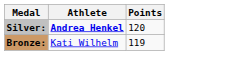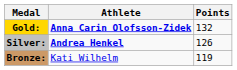+ row: (26, 27)
(137, 27) 120 -> (204, 42) 126
